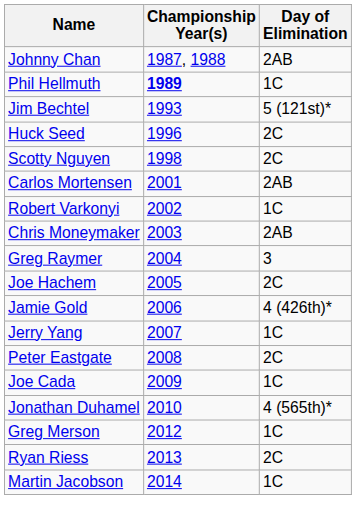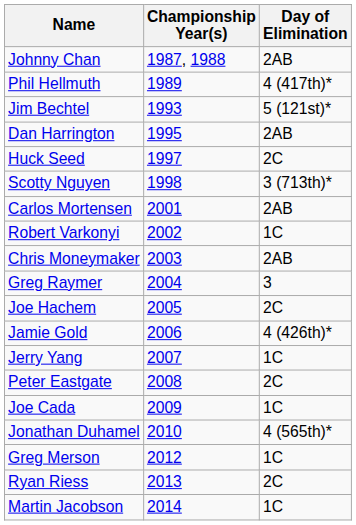(164, 84) bold -> (164, 84) normal
(273, 84) 1C -> (298, 84) 4 (417th)*
+ row: (61, 134)
(164, 134) 1996 -> (164, 158) 1997
(273, 158) 2C -> (298, 183) 3 (713th)*
